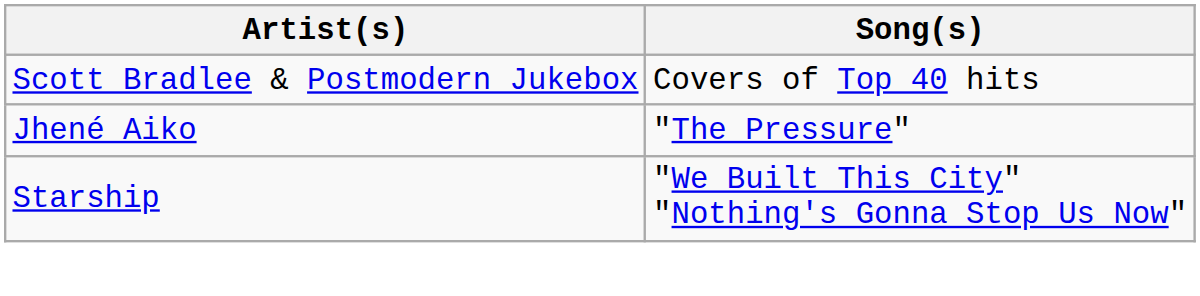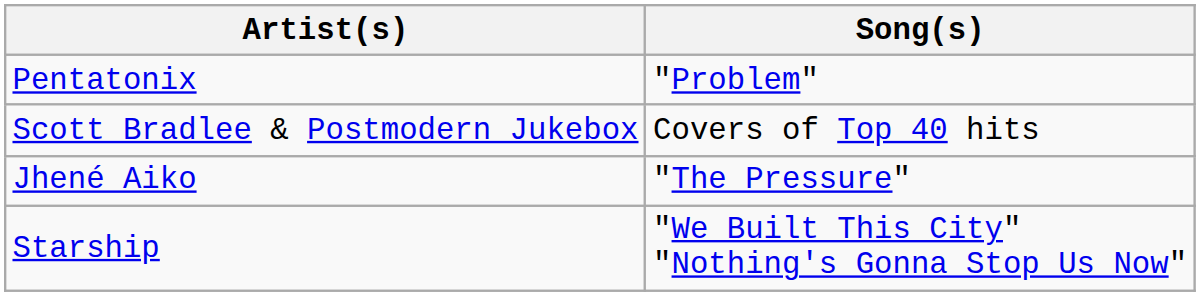+ row: (105, 80)
